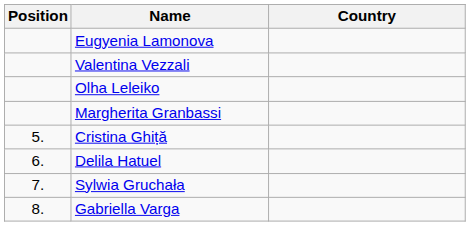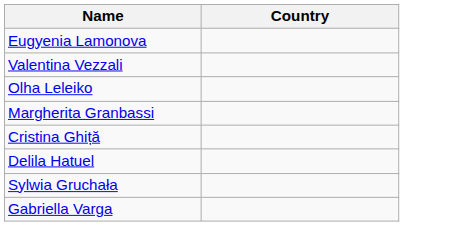- column: (38, 16)
